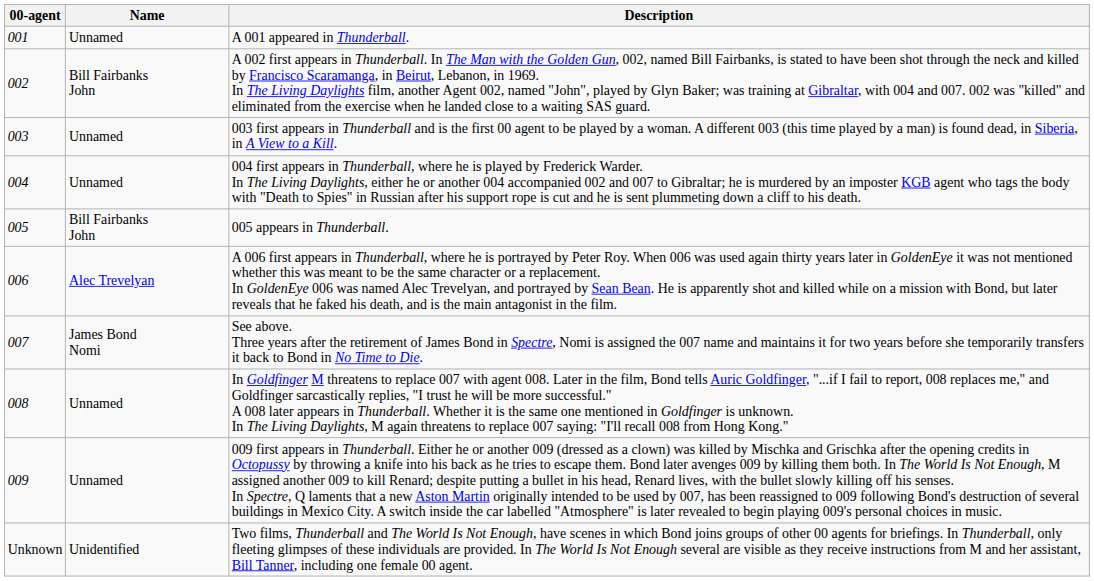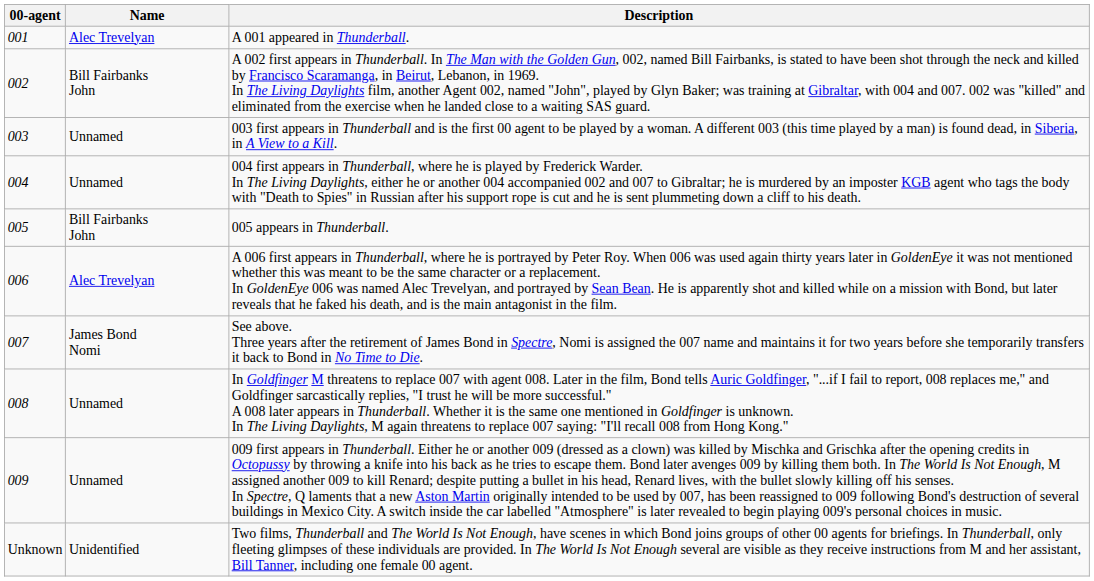(96, 37) Unnamed -> (112, 37) Alec Trevelyan
